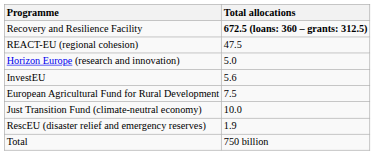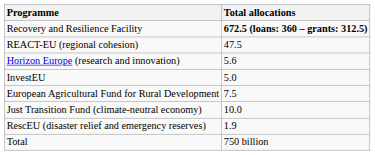(230, 61) 5.0 -> (230, 61) 5.6
(230, 77) 5.6 -> (230, 77) 5.0
